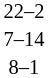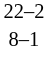- row: (24, 39)
